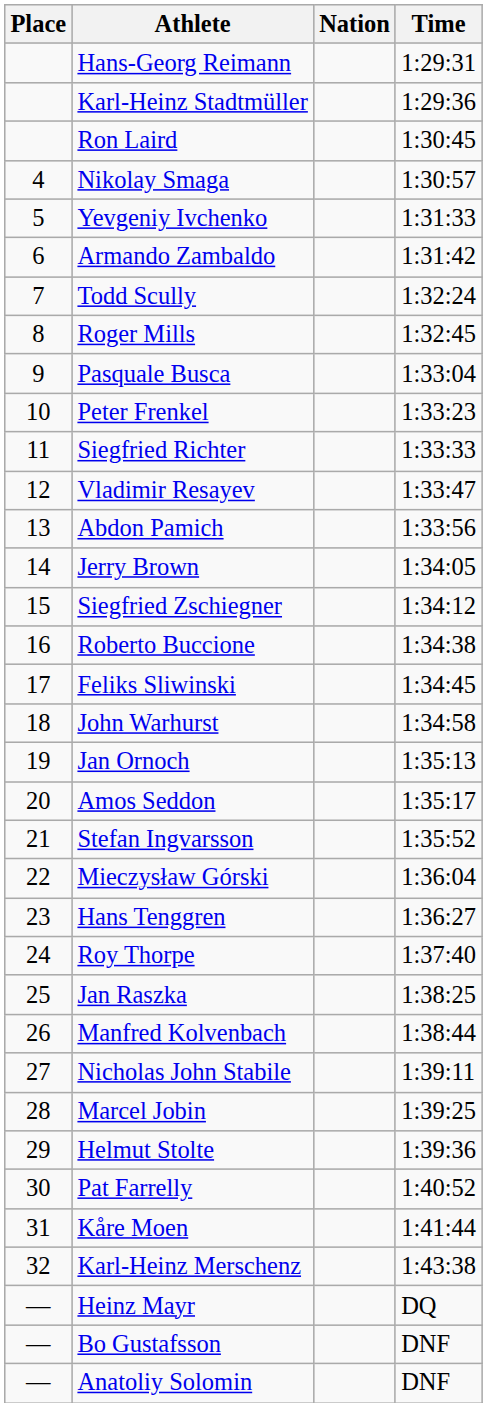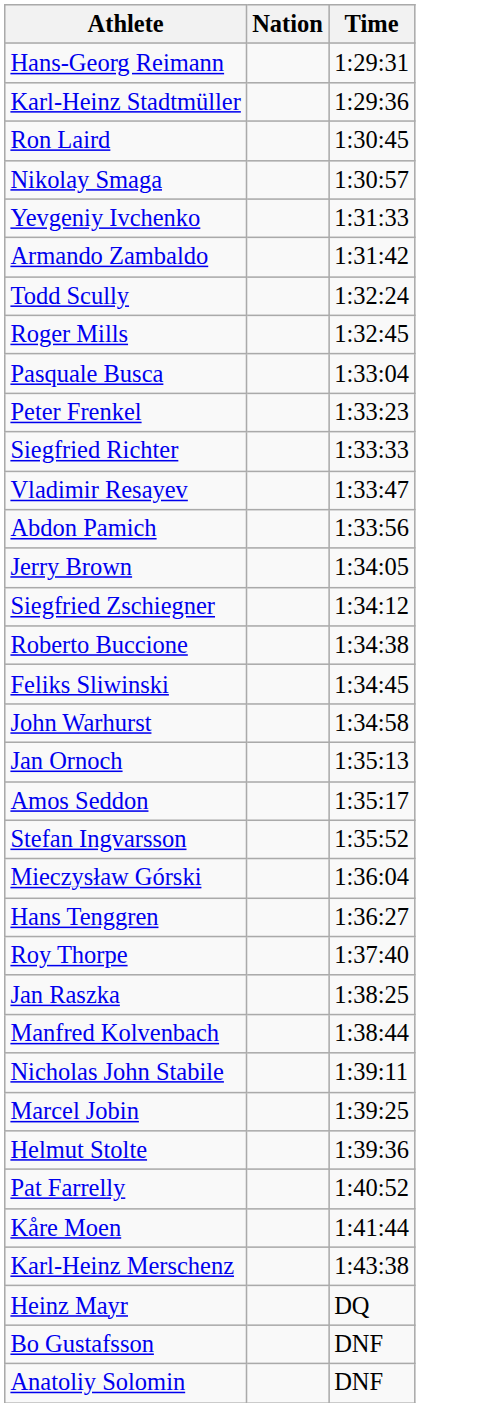- column: (38, 23)
